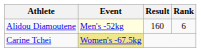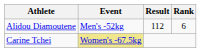(102, 26) lightyellow background -> (102, 26) no background
(157, 26) 160 -> (157, 26) 112
